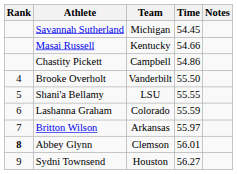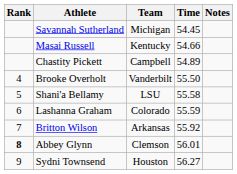(189, 62) 54.86 -> (189, 62) 54.89
(189, 95) 55.55 -> (189, 95) 55.58
(189, 128) 55.97 -> (189, 128) 55.92
